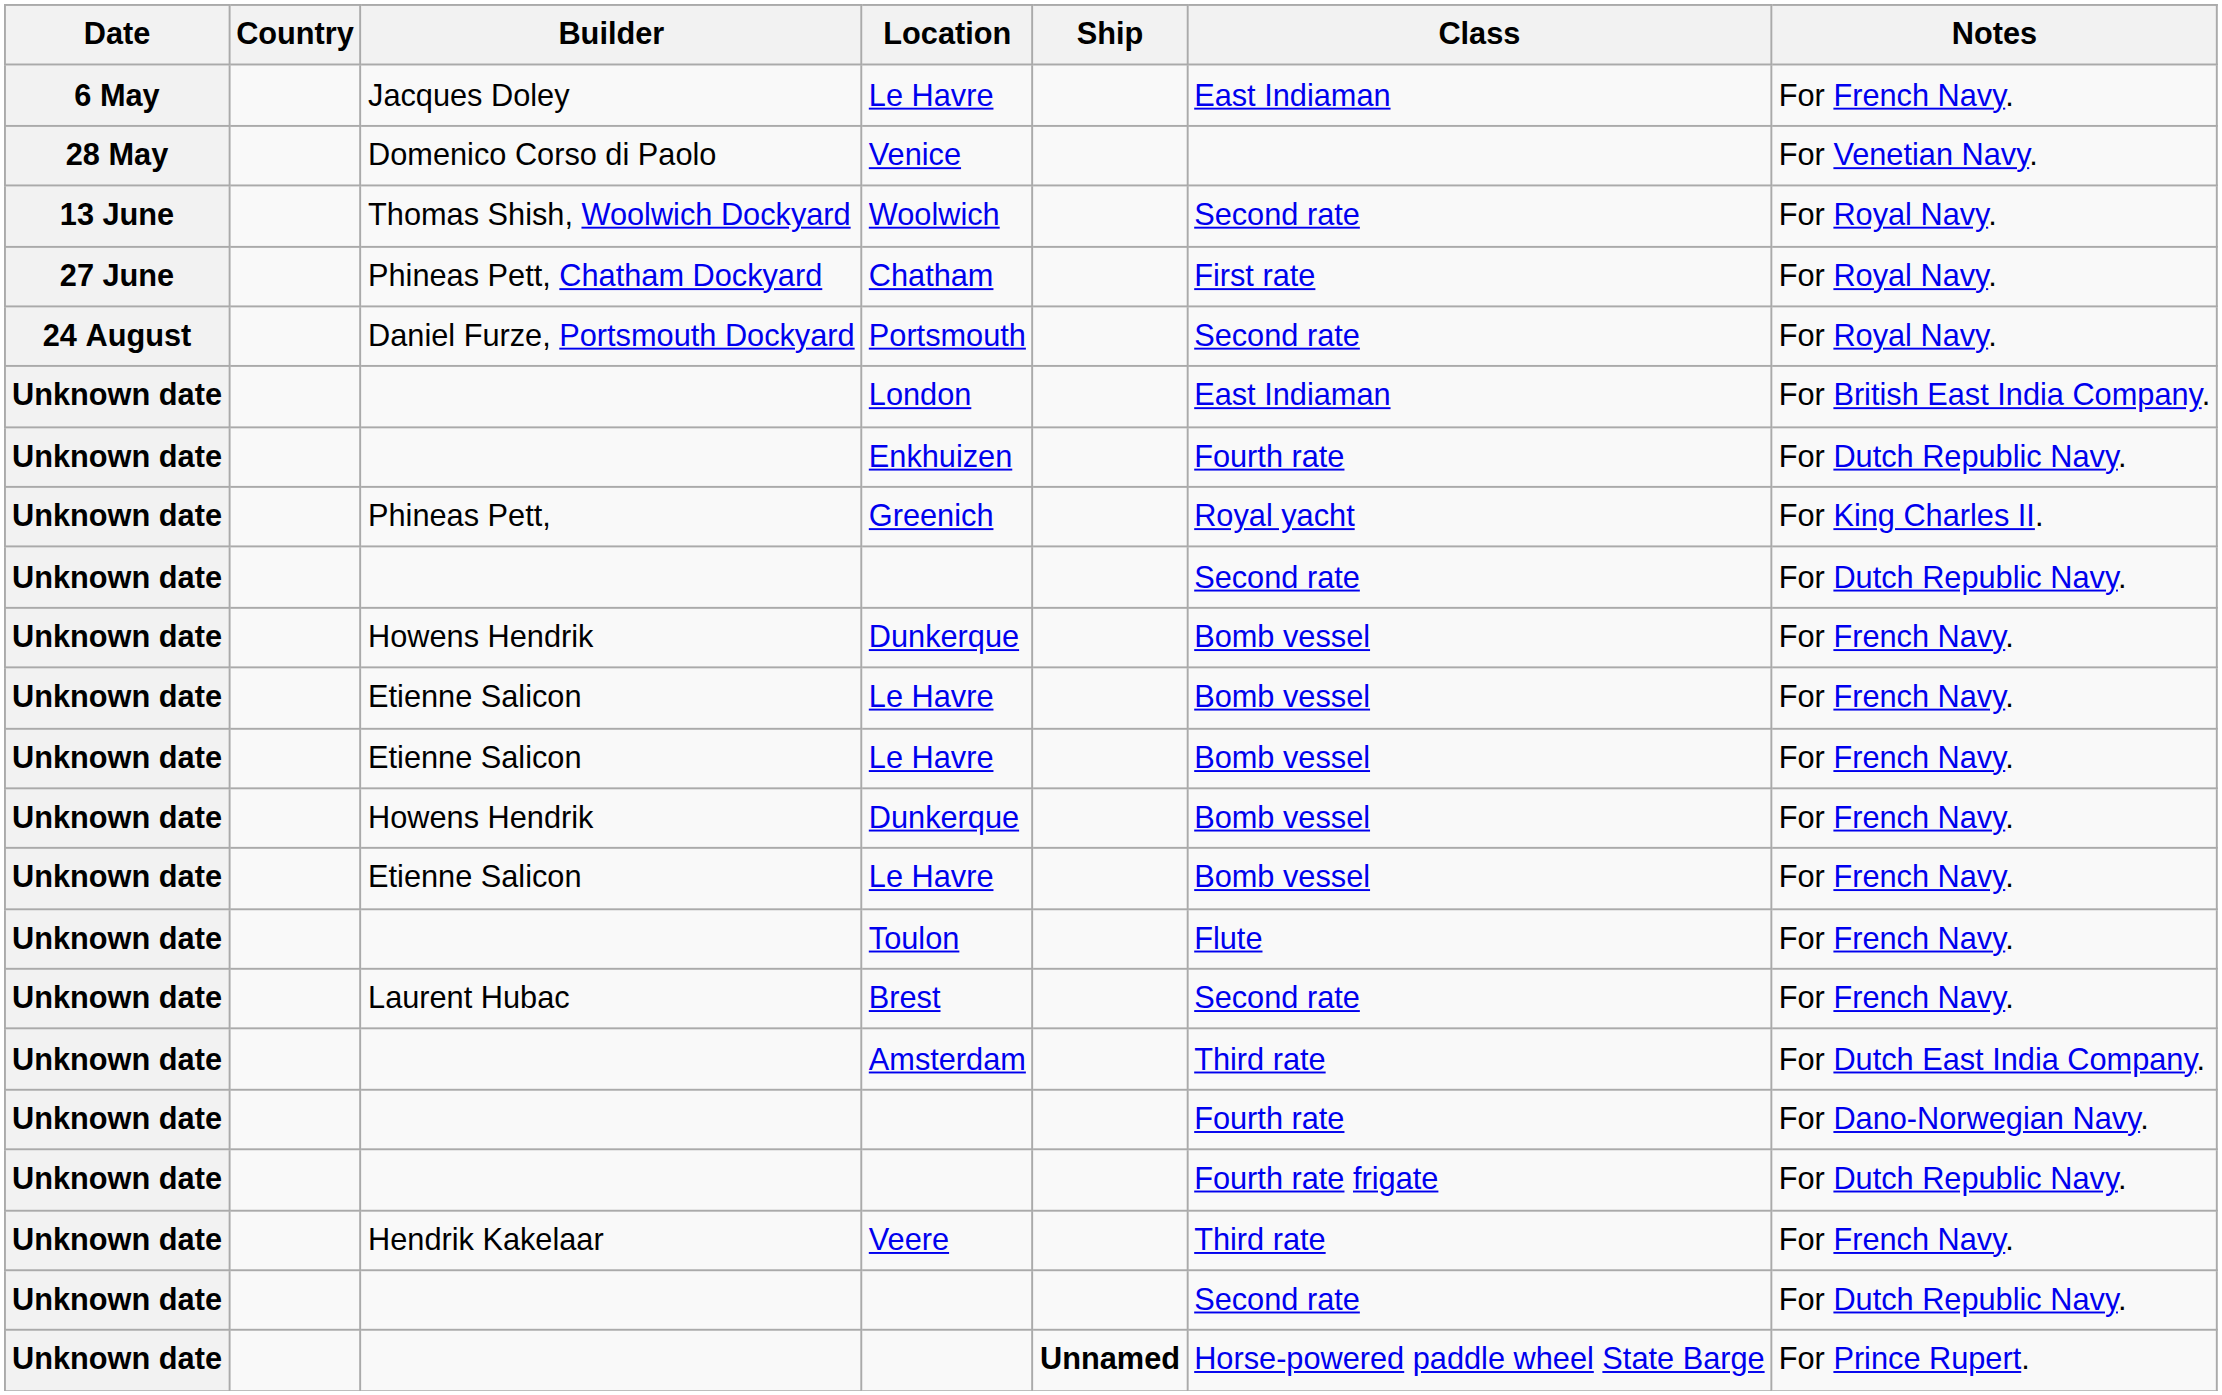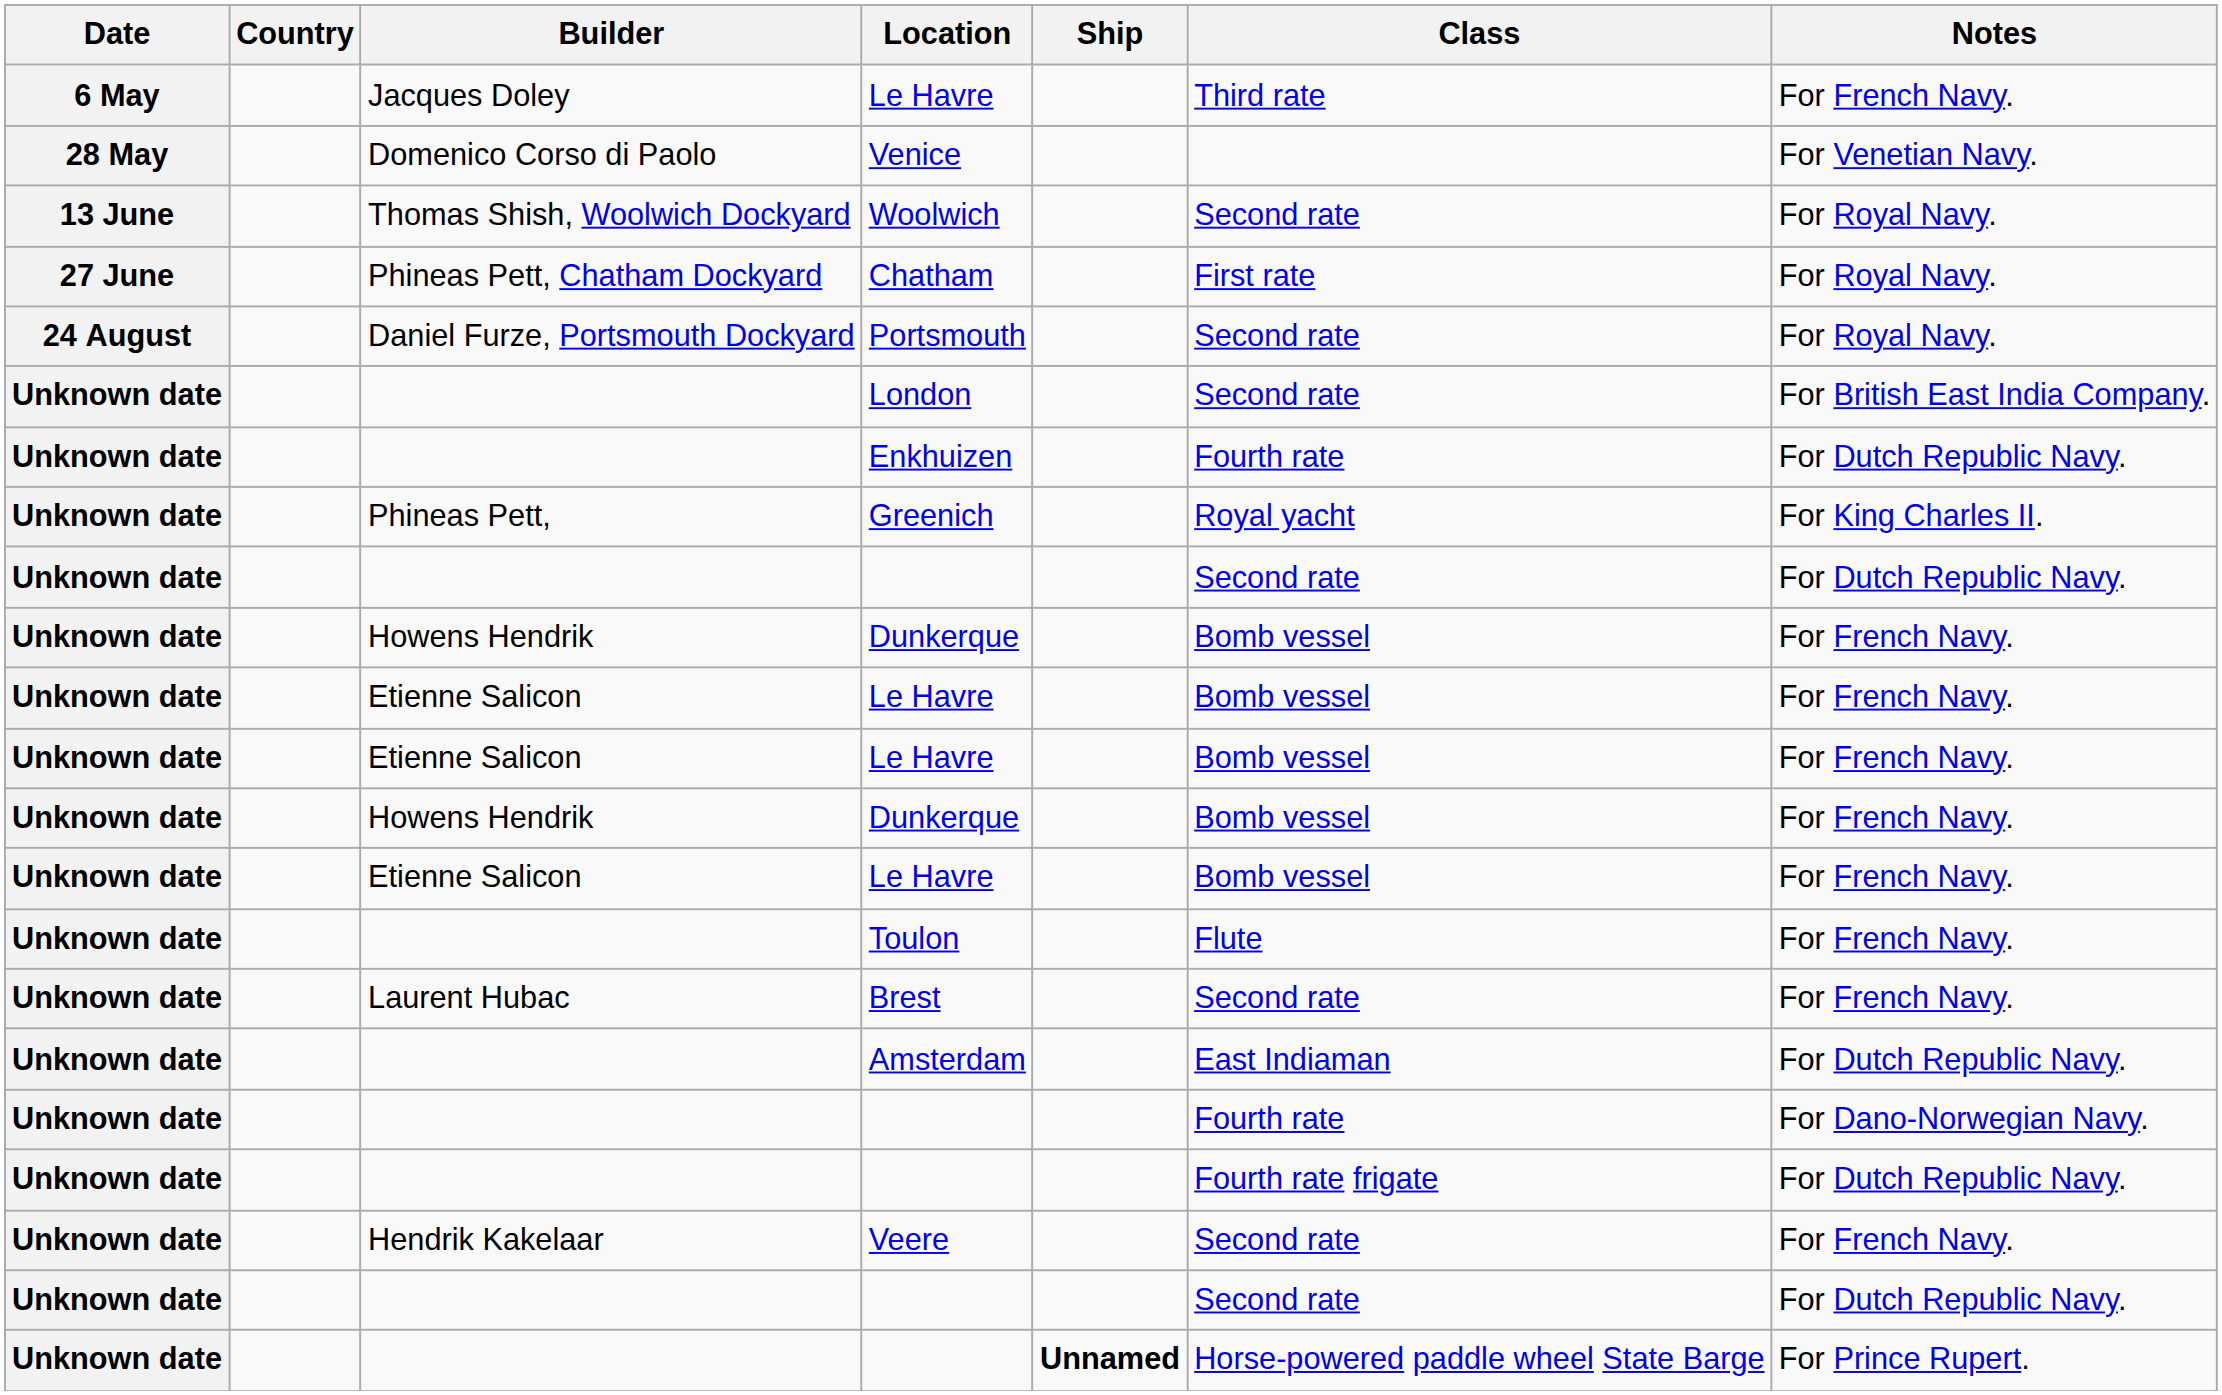(1292, 94) East Indiaman -> (1260, 94) Third rate
(1292, 396) East Indiaman -> (1277, 396) Second rate
(1260, 1058) Third rate -> (1292, 1058) East Indiaman
(1992, 1058) For Dutch East India Company. -> (1953, 1058) For Dutch Republic Navy.
(1260, 1239) Third rate -> (1277, 1239) Second rate
